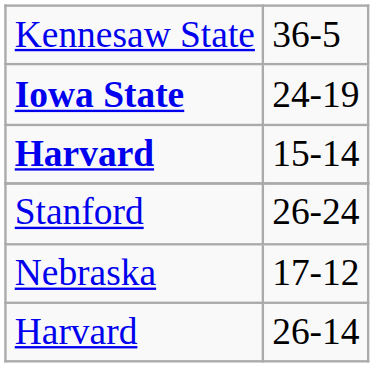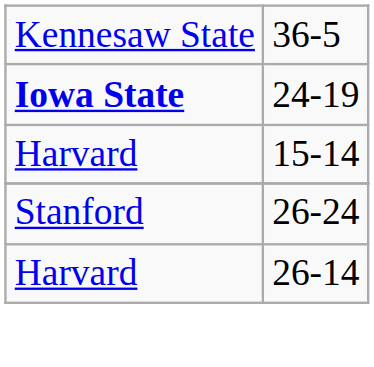(84, 153) bold -> (76, 153) normal
- row: (316, 272)
